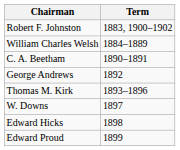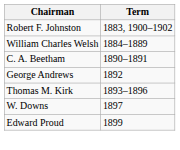- row: (35, 122)
